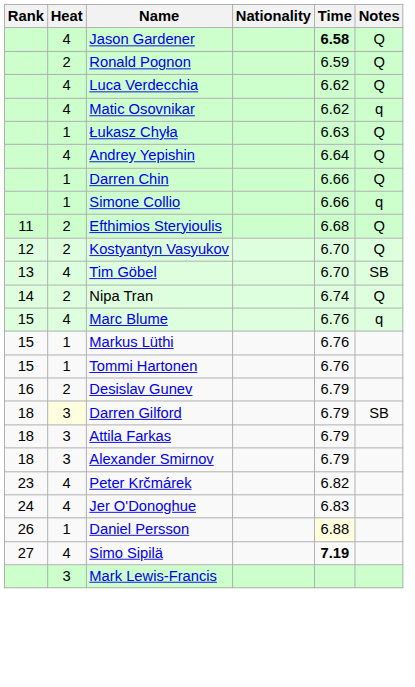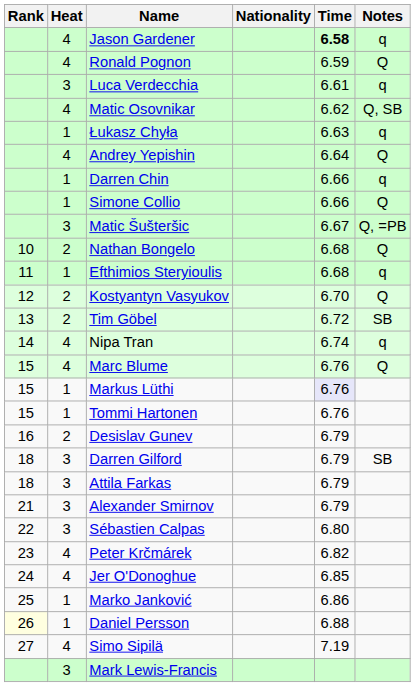(379, 39) Q -> (383, 39) q
(67, 62) 2 -> (67, 62) 4
(67, 86) 4 -> (67, 86) 3
(335, 86) 6.62 -> (335, 86) 6.61
(379, 86) Q -> (383, 86) q
(379, 109) q -> (383, 109) Q, SB
(379, 132) Q -> (383, 132) q
(379, 179) Q -> (383, 179) q
(379, 202) q -> (383, 202) Q
+ row: (139, 226)
+ row: (142, 249)
(67, 226) 2 -> (67, 272) 1
(379, 226) Q -> (383, 272) q
(67, 272) 4 -> (67, 319) 2
(335, 272) 6.70 -> (335, 319) 6.72
(67, 296) 2 -> (67, 343) 4
(379, 296) Q -> (383, 343) q
(379, 319) q -> (383, 366) Q
(335, 343) no background -> (335, 389) lavender background
(67, 413) lightyellow background -> (67, 459) no background
(26, 459) 18 -> (26, 506) 21
+ row: (147, 529)
(335, 506) 6.83 -> (335, 576) 6.85
+ row: (140, 599)
(26, 529) no background -> (26, 623) lightyellow background
(335, 529) lightyellow background -> (335, 623) no background
(335, 553) bold -> (335, 646) normal
